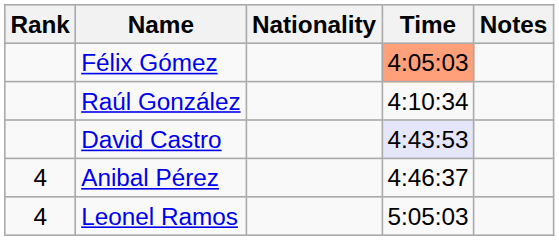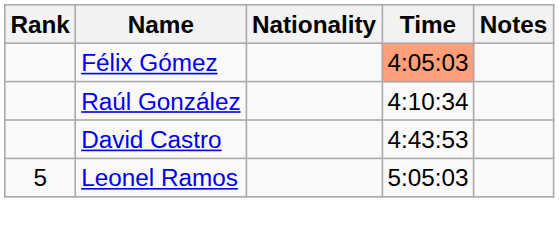(428, 140) lavender background -> (428, 140) no background
- row: (150, 178)
(40, 217) 4 -> (40, 178) 5
